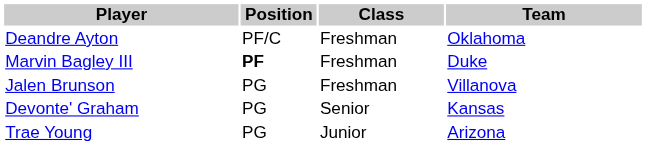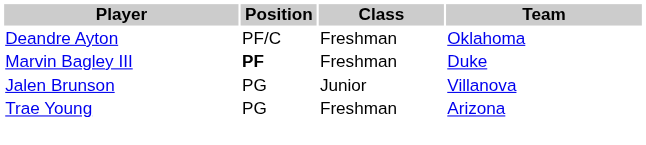(358, 85) Freshman -> (343, 85) Junior
- row: (72, 108)
(343, 132) Junior -> (358, 108) Freshman
